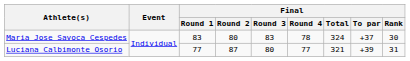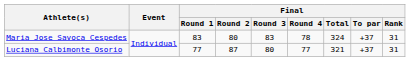(394, 36) 30 -> (394, 36) 31
(367, 49) +39 -> (367, 49) +37
